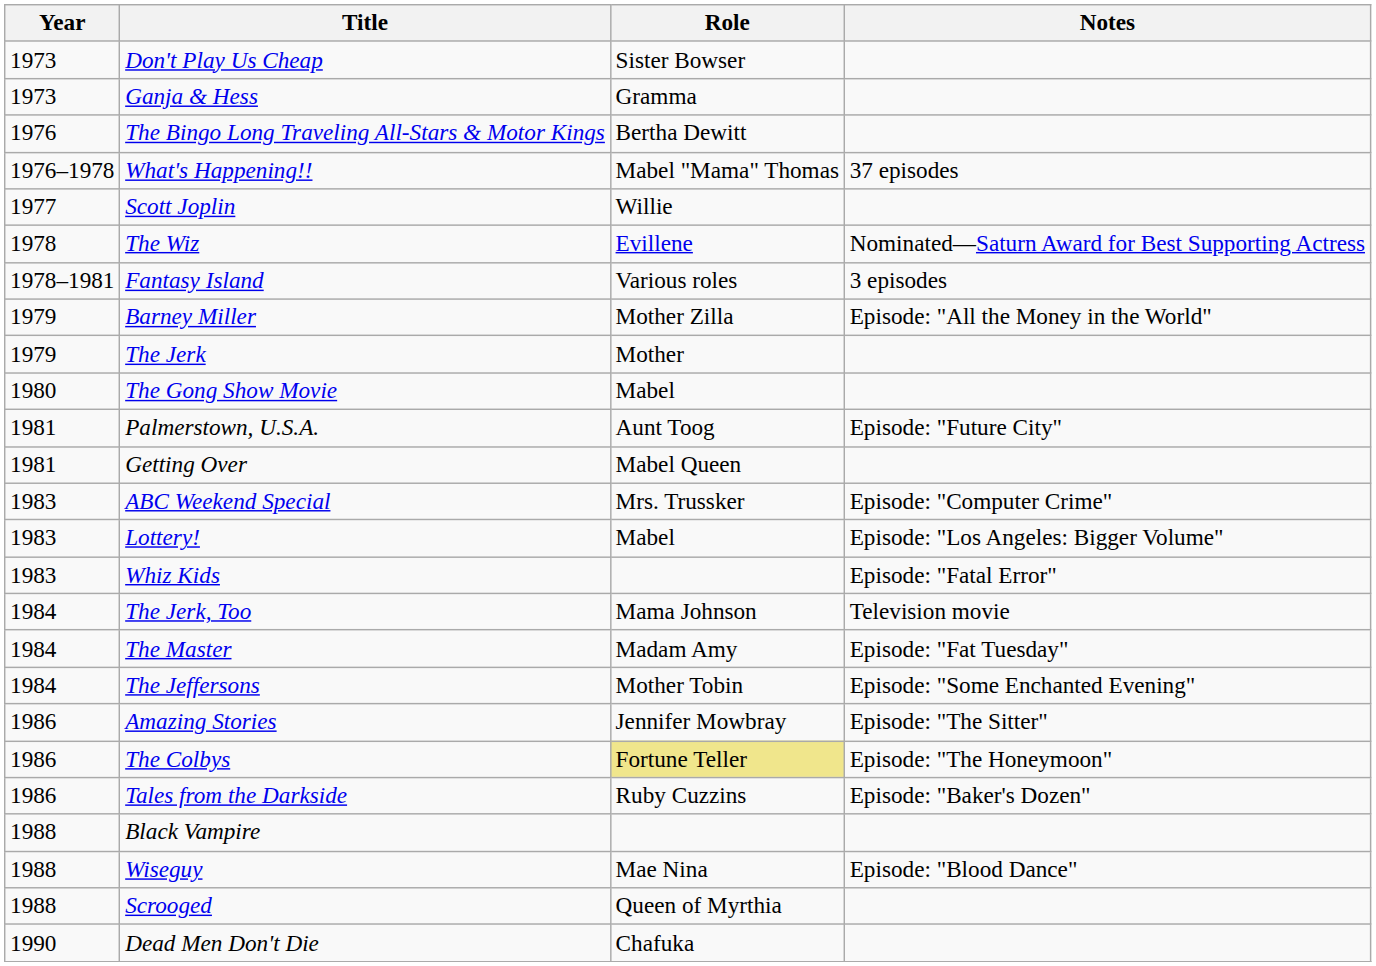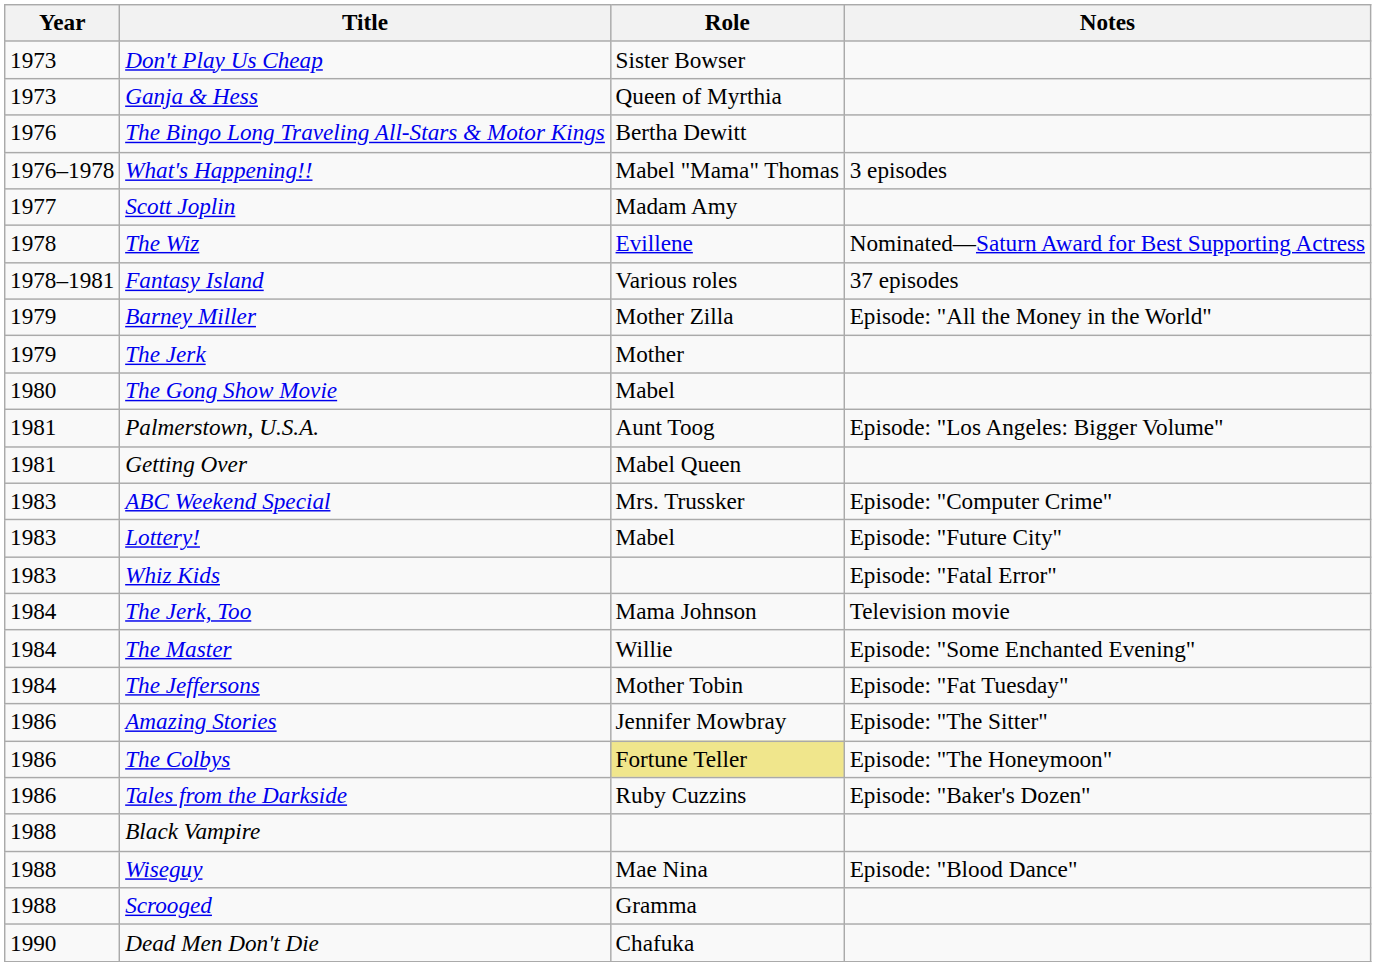(656, 96) Gramma -> (699, 96) Queen of Myrthia
(904, 170) 37 episodes -> (898, 170) 3 episodes
(644, 206) Willie -> (676, 206) Madam Amy
(898, 280) 3 episodes -> (904, 280) 37 episodes
(956, 427) Episode: "Future City" -> (1037, 427) Episode: "Los Angeles: Bigger Volume"
(1037, 538) Episode: "Los Angeles: Bigger Volume" -> (956, 538) Episode: "Future City"
(676, 648) Madam Amy -> (644, 648) Willie
(959, 648) Episode: "Fat Tuesday" -> (1022, 648) Episode: "Some Enchanted Evening"
(1022, 685) Episode: "Some Enchanted Evening" -> (959, 685) Episode: "Fat Tuesday"
(699, 905) Queen of Myrthia -> (656, 905) Gramma
